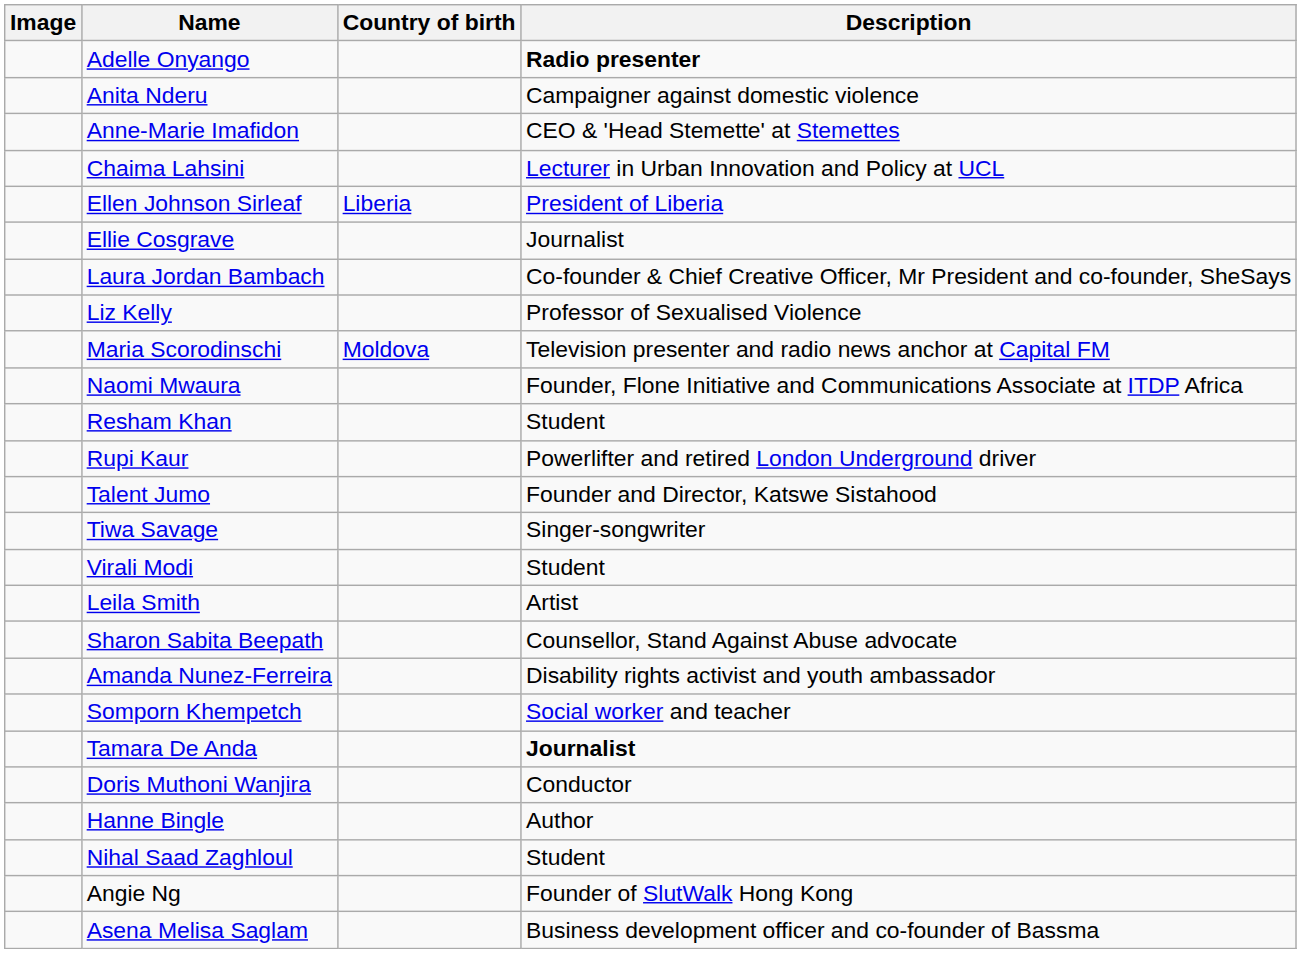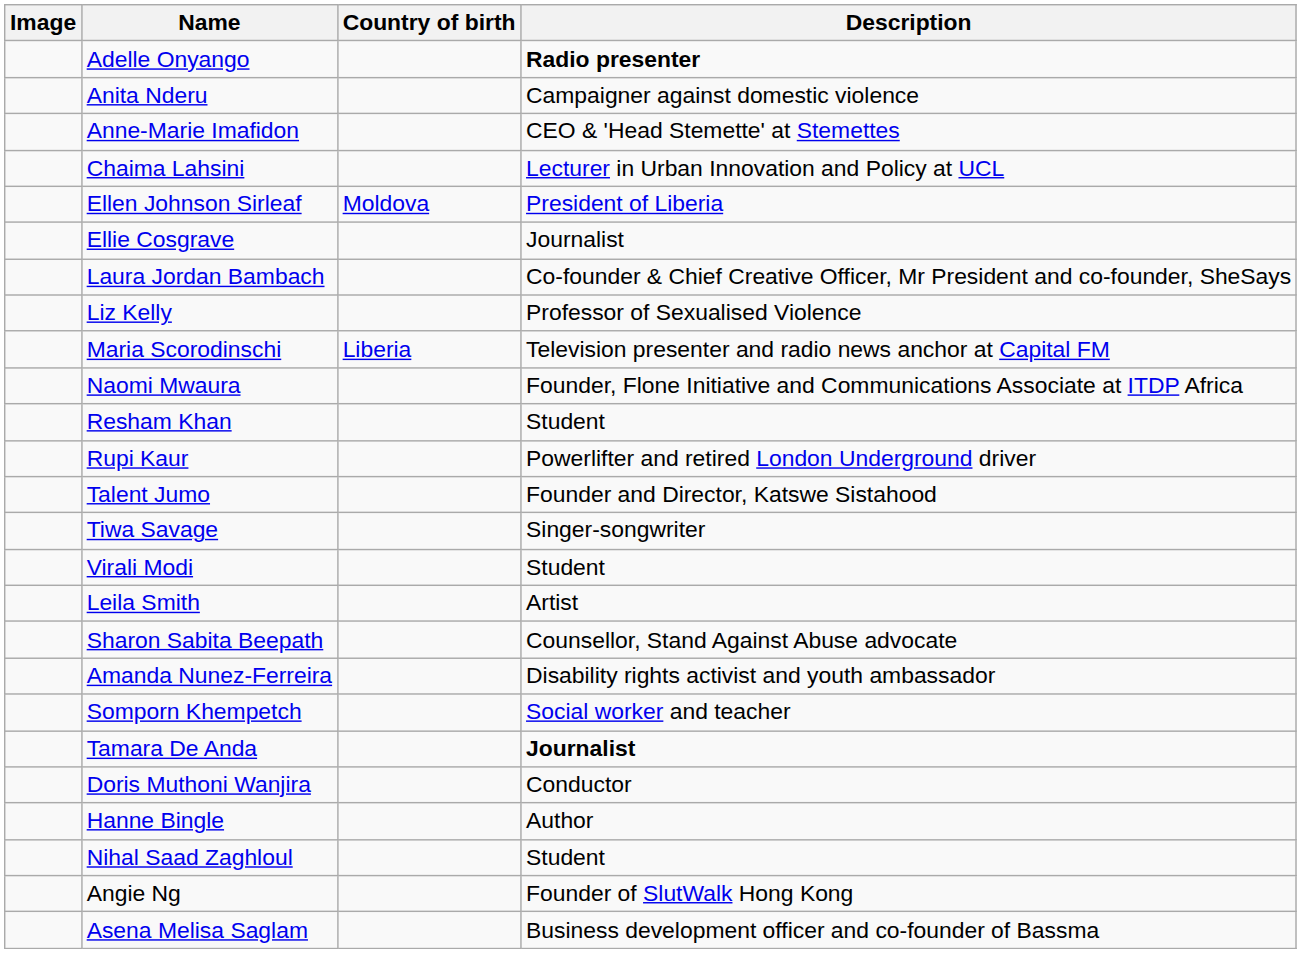(377, 204) Liberia -> (386, 204) Moldova
(386, 349) Moldova -> (377, 349) Liberia
